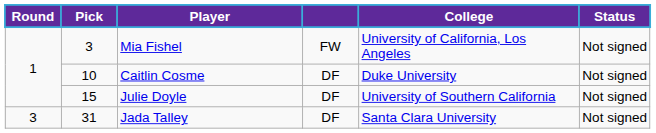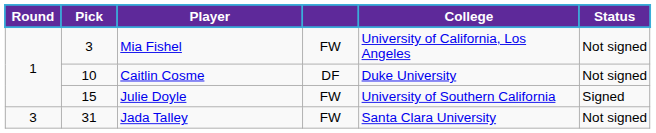(330, 96) DF -> (330, 96) FW
(615, 96) Not signed -> (603, 96) Signed
(330, 118) DF -> (330, 118) FW
